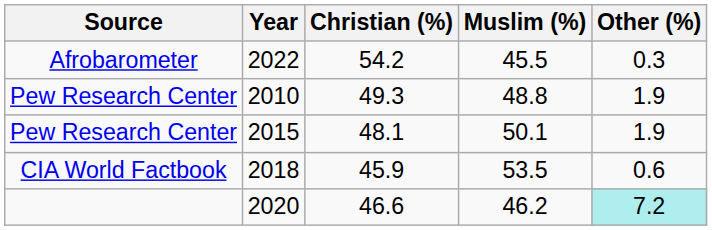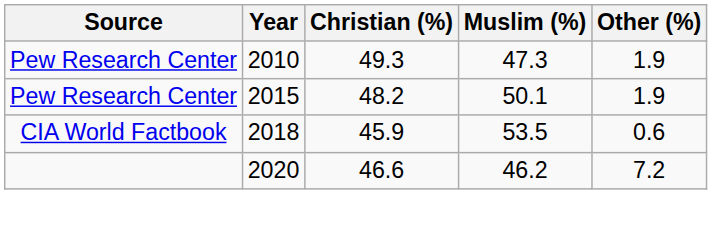- row: (274, 59)
(525, 96) 48.8 -> (525, 59) 47.3
(382, 133) 48.1 -> (382, 96) 48.2
(649, 206) paleturquoise background -> (649, 170) no background
